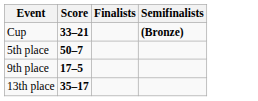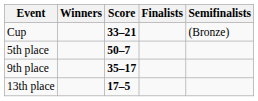+ column: (81, 13)
(162, 31) bold -> (209, 31) normal
(72, 68) 17–5 -> (122, 68) 35–17
(74, 86) 35–17 -> (119, 86) 17–5
